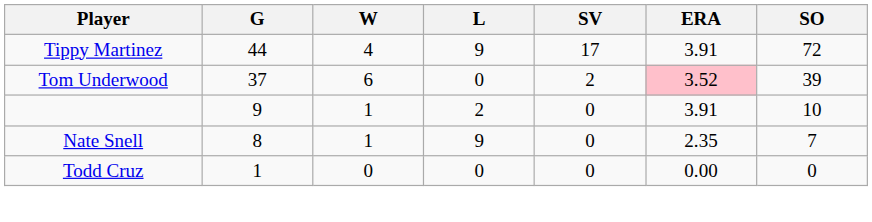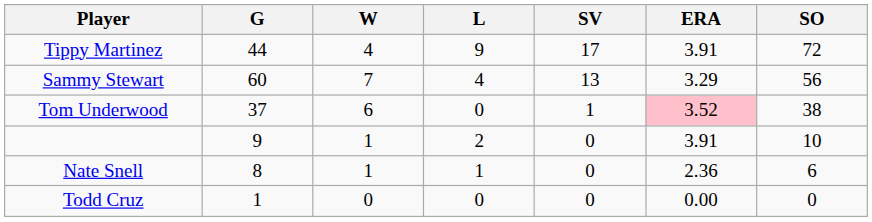+ row: (103, 79)
(590, 79) 2 -> (590, 110) 1
(812, 79) 39 -> (812, 110) 38
(479, 140) 9 -> (479, 170) 1
(701, 140) 2.35 -> (701, 170) 2.36
(812, 140) 7 -> (812, 170) 6
